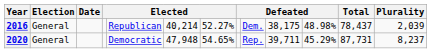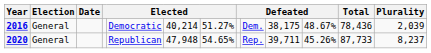(135, 26) Republican -> (135, 26) Democratic
(218, 26) 52.27% -> (218, 26) 51.27%
(320, 26) 48.98% -> (320, 26) 48.67%
(356, 26) 78,437 -> (356, 26) 78,436
(135, 40) Democratic -> (135, 40) Republican
(320, 40) 45.29% -> (320, 40) 45.26%
(356, 40) 87,731 -> (356, 40) 87,733
